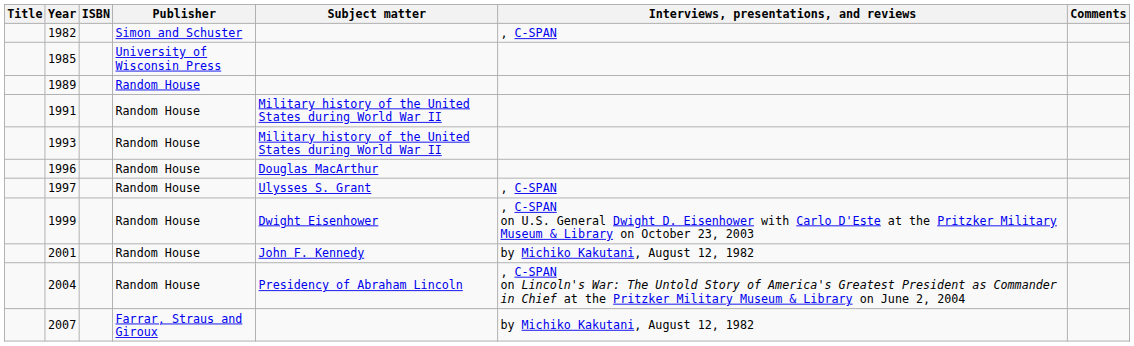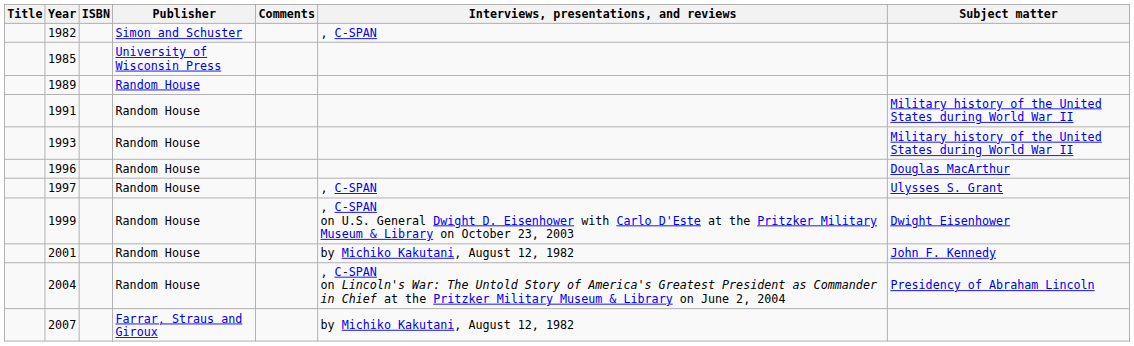columns swapped: (377, 14) <-> (1098, 14)
